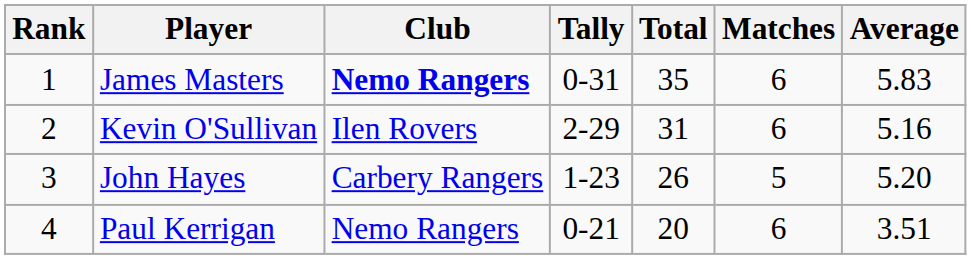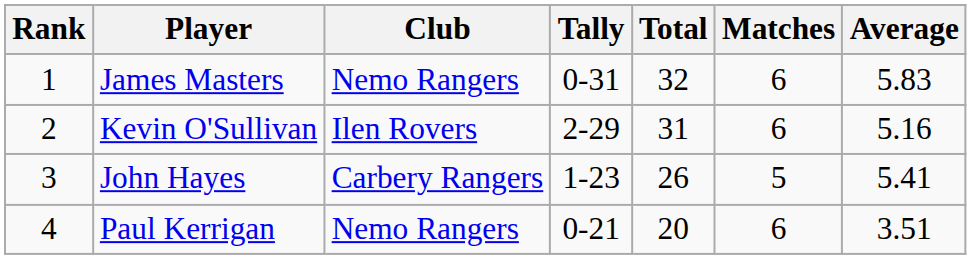(431, 79) bold -> (425, 79) normal
(673, 79) 35 -> (673, 79) 32
(904, 178) 5.20 -> (904, 178) 5.41
